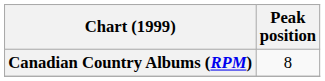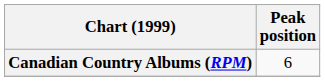(288, 62) 8 -> (288, 62) 6
